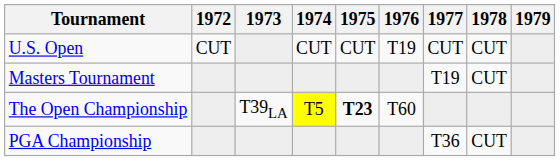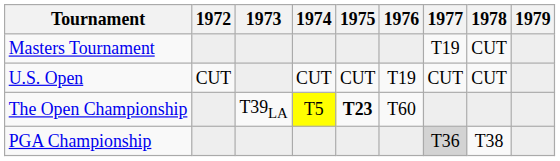rows swapped: (82, 77) <-> (46, 48)
(445, 141) no background -> (445, 141) lightgrey background
(489, 141) CUT -> (489, 141) T38
